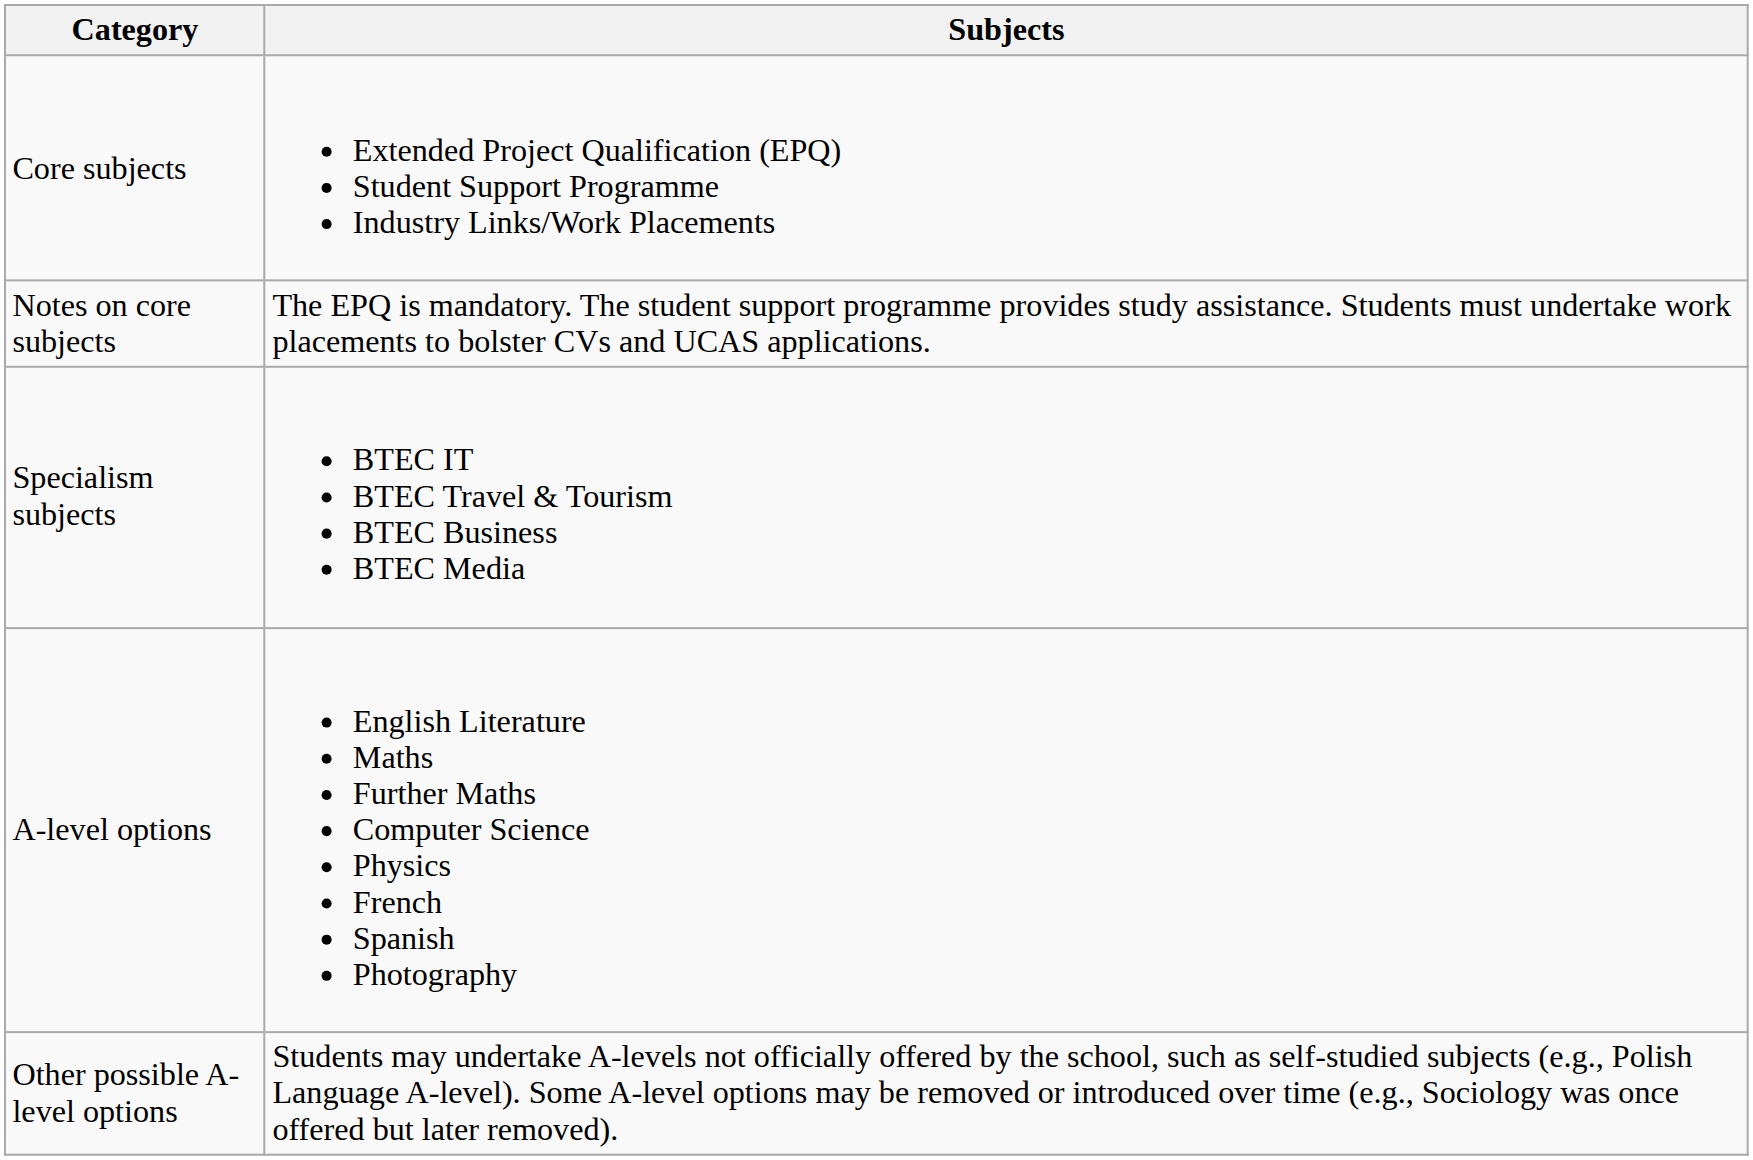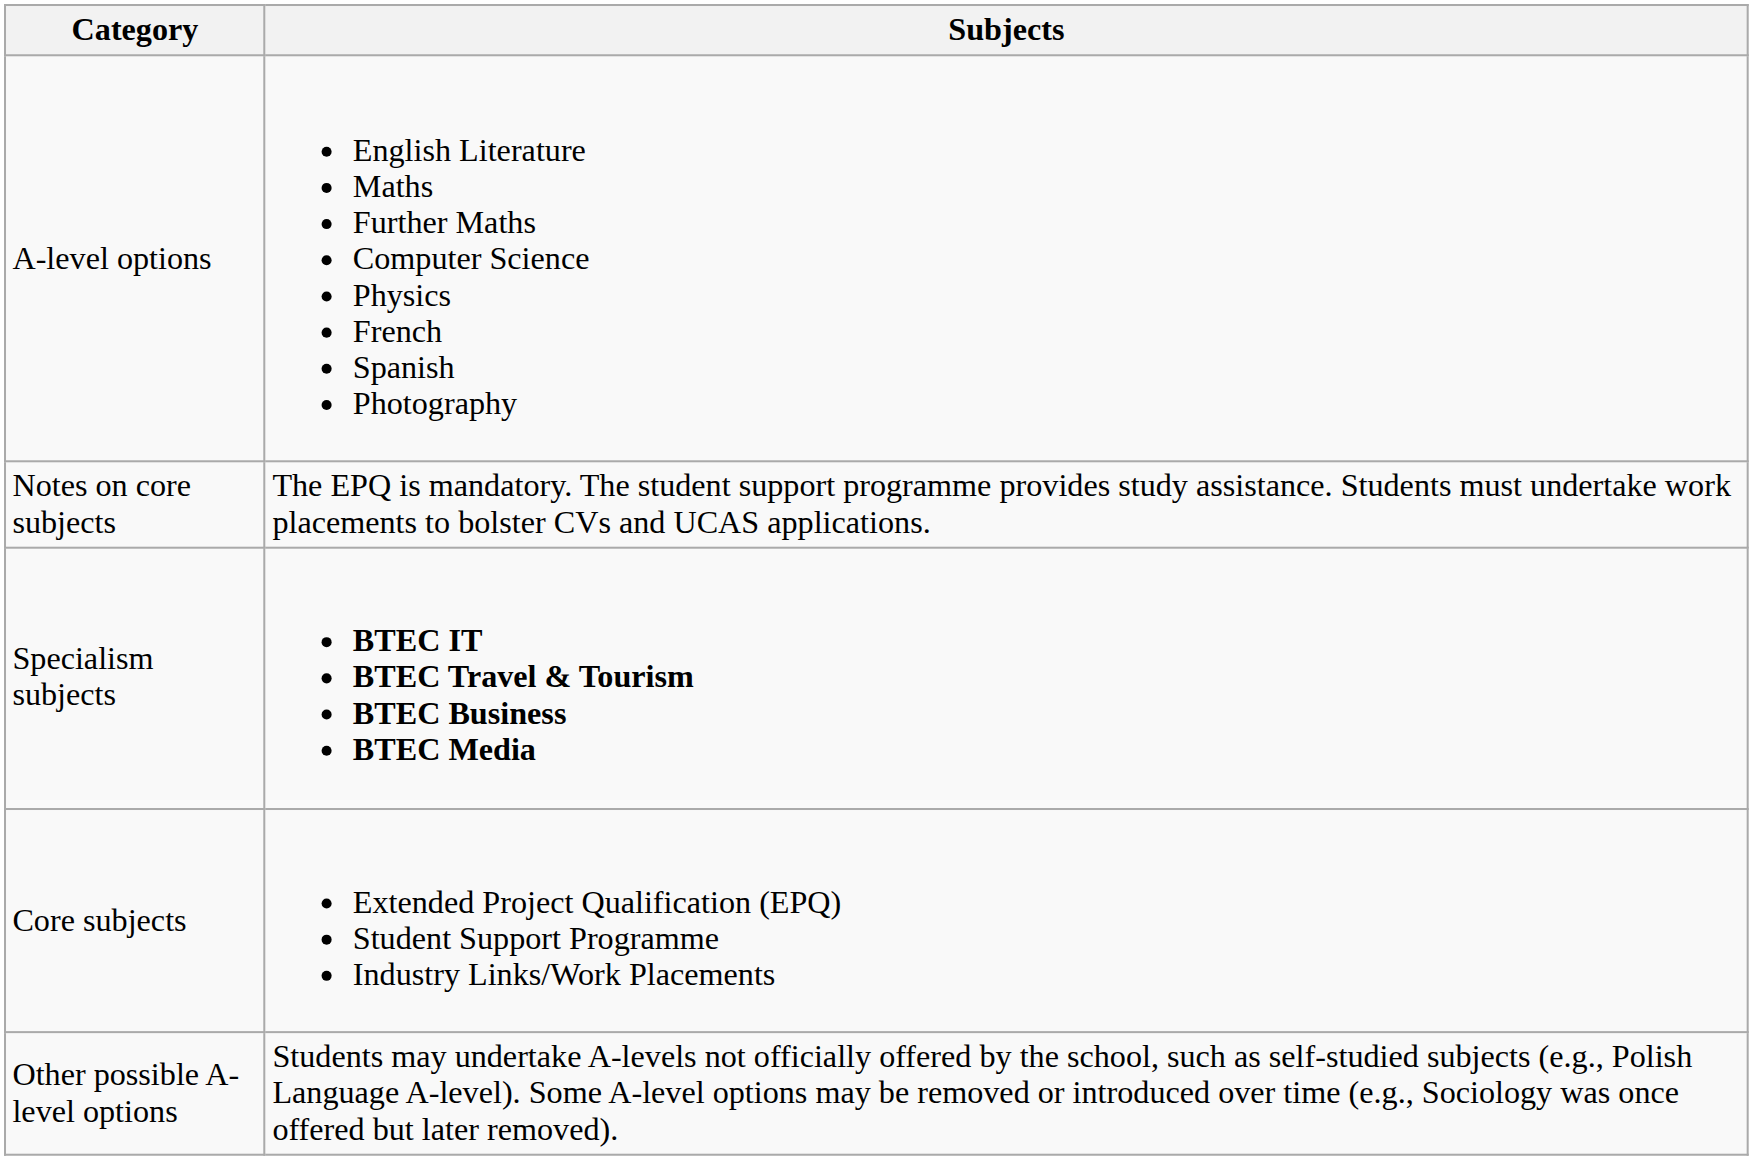rows swapped: (100, 167) <-> (112, 828)
(1006, 515) normal -> (1006, 696) bold
